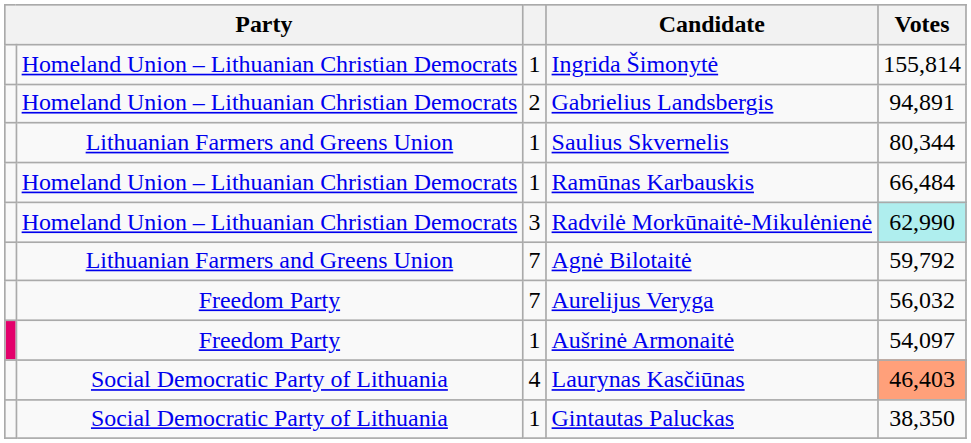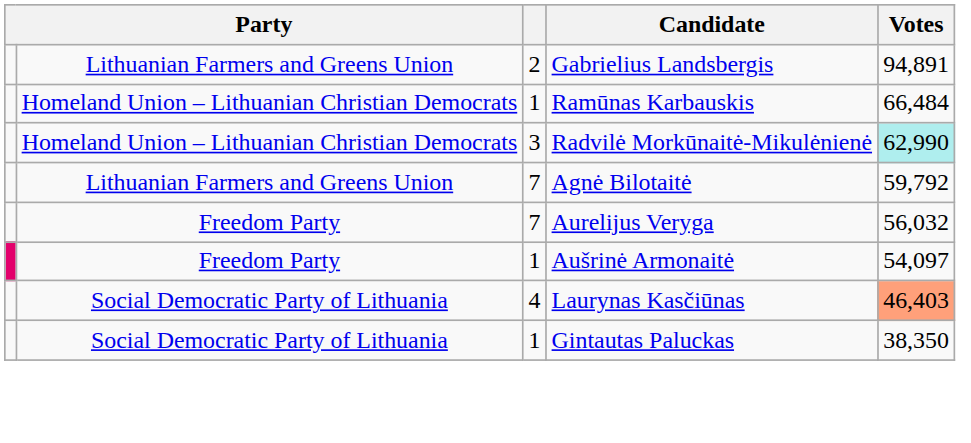- row: (635, 64)
(269, 103) Homeland Union – Lithuanian Christian Democrats -> (269, 64) Lithuanian Farmers and Greens Union
- row: (640, 142)
